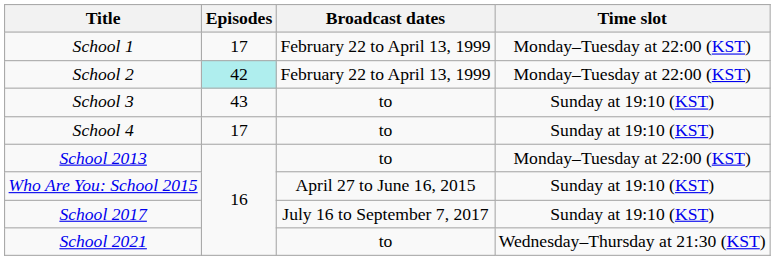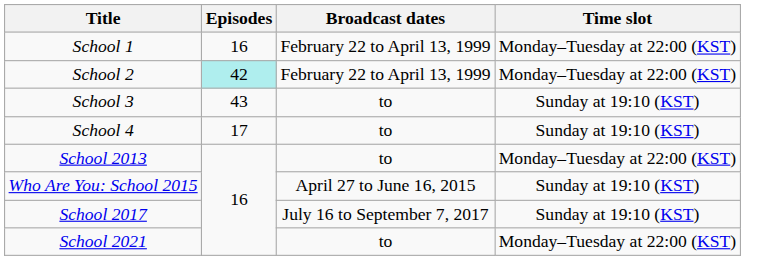(239, 46) 17 -> (239, 46) 16
(632, 241) Wednesday–Thursday at 21:30 (KST) -> (617, 241) Monday–Tuesday at 22:00 (KST)
